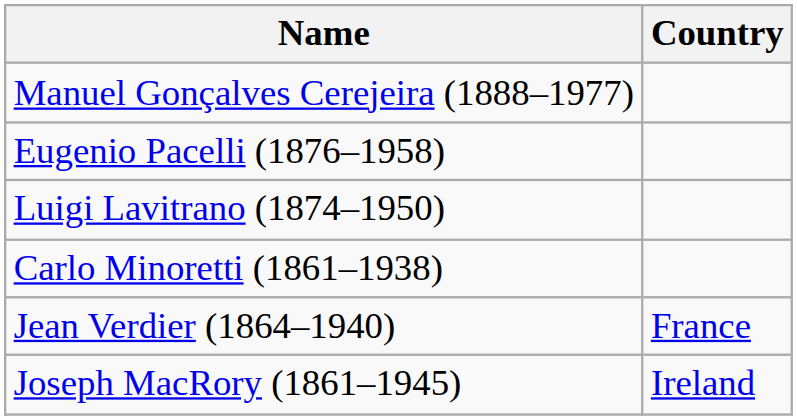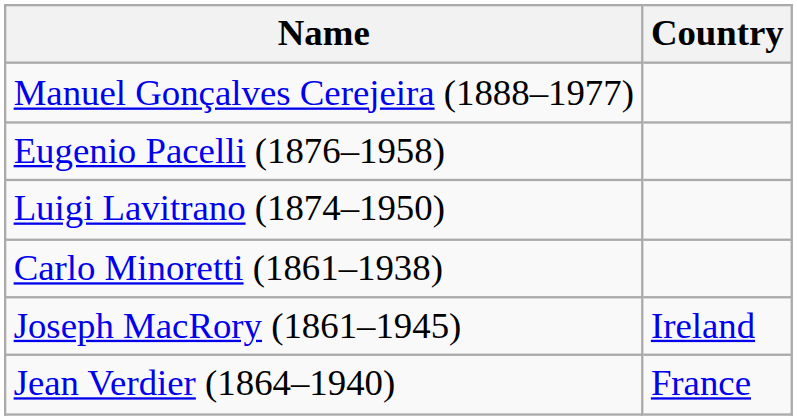rows swapped: (237, 383) <-> (204, 325)
